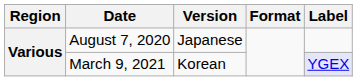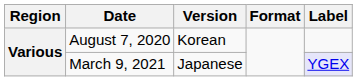(210, 40) Japanese -> (202, 40) Korean
(202, 64) Korean -> (210, 64) Japanese
